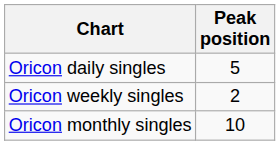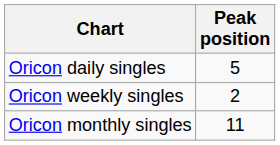(235, 125) 10 -> (235, 125) 11
